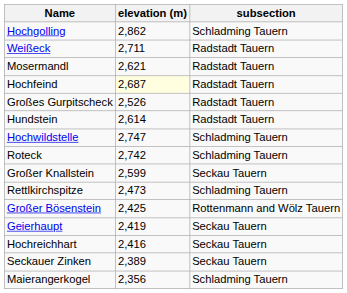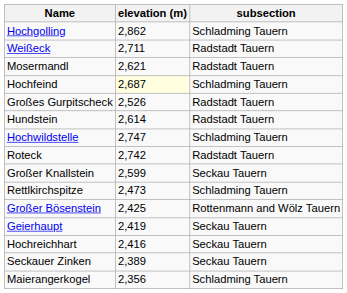(233, 84) Radstadt Tauern -> (240, 84) Schladming Tauern
(240, 155) Schladming Tauern -> (233, 155) Radstadt Tauern
